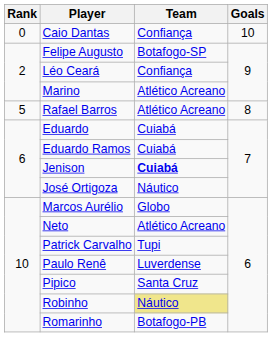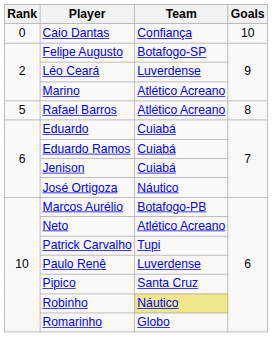(165, 71) Confiança -> (169, 71) Luverdense
(158, 168) bold -> (157, 168) normal
(154, 206) Globo -> (172, 206) Botafogo-PB
(172, 322) Botafogo-PB -> (154, 322) Globo
